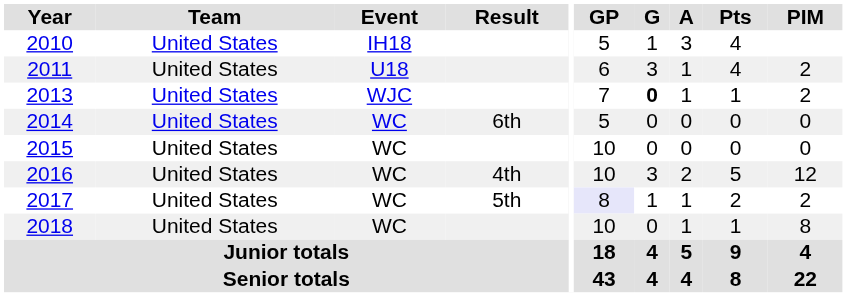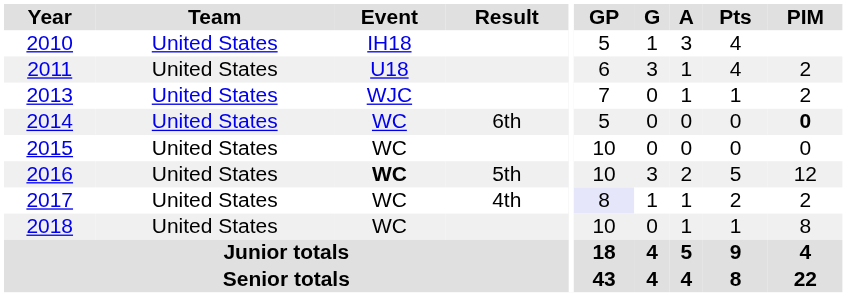(652, 95) bold -> (652, 95) normal
(805, 121) normal -> (805, 121) bold
(389, 174) normal -> (389, 174) bold
(507, 174) 4th -> (507, 174) 5th
(507, 200) 5th -> (507, 200) 4th
